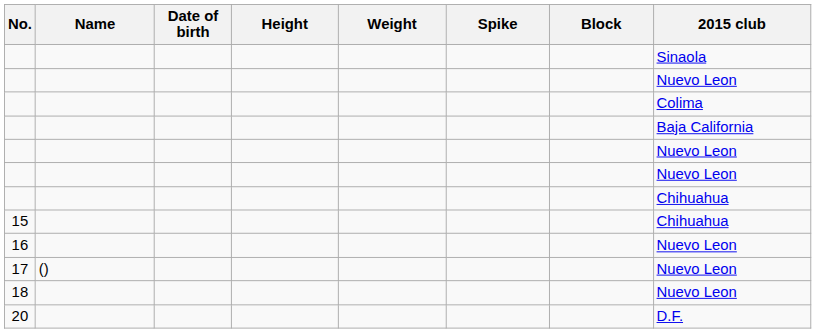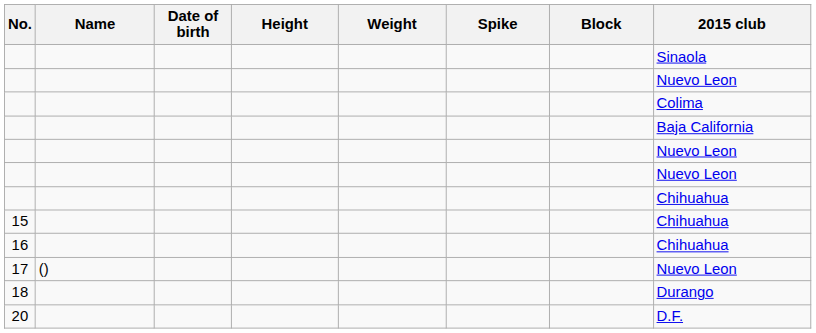(697, 245) Nuevo Leon -> (693, 245) Chihuahua
(697, 292) Nuevo Leon -> (685, 292) Durango
